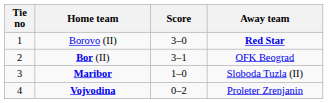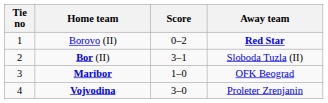(179, 40) 3–0 -> (179, 40) 0–2
(265, 57) OFK Beograd -> (265, 57) Sloboda Tuzla (II)
(265, 73) Sloboda Tuzla (II) -> (265, 73) OFK Beograd
(179, 90) 0–2 -> (179, 90) 3–0
